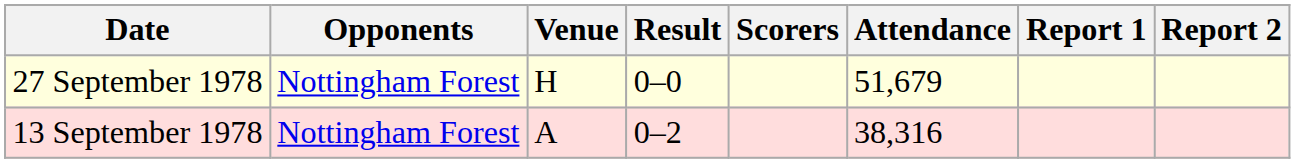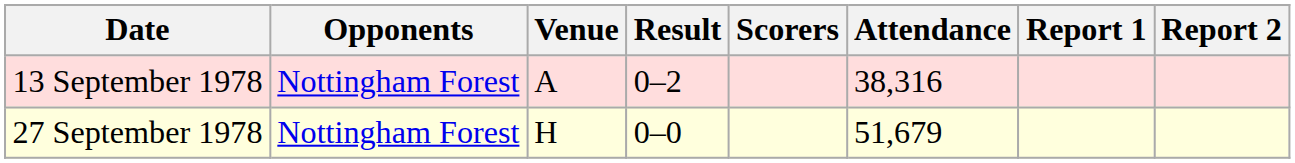rows swapped: (137, 132) <-> (137, 81)
